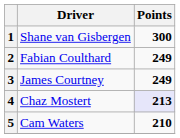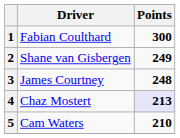(75, 37) Shane van Gisbergen -> (66, 37) Fabian Coulthard
(66, 58) Fabian Coulthard -> (75, 58) Shane van Gisbergen
(162, 80) 249 -> (162, 80) 248
